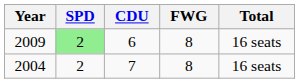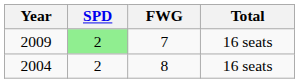- column: (132, 16)
(189, 41) 8 -> (164, 41) 7
